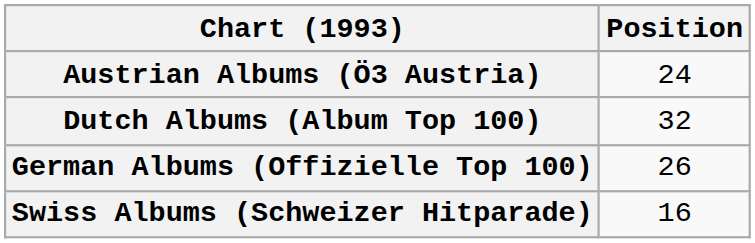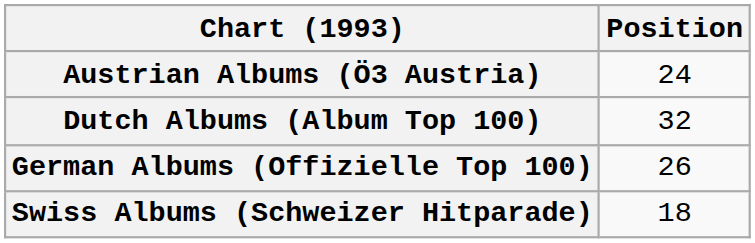(675, 214) 16 -> (675, 214) 18
